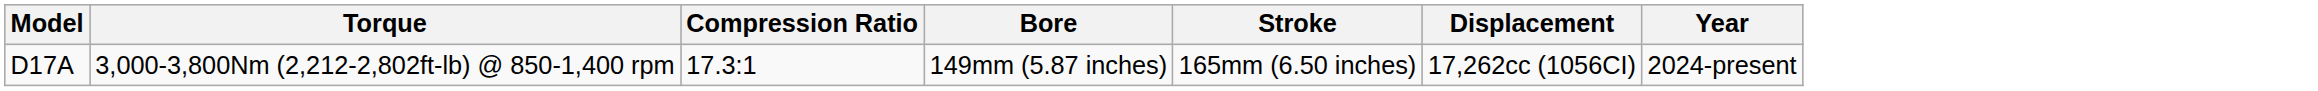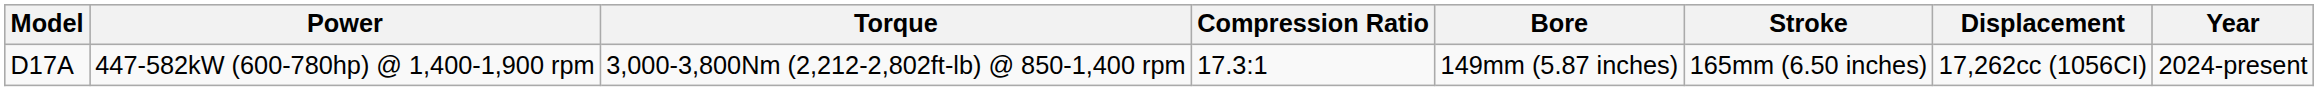+ column: (345, 24)
